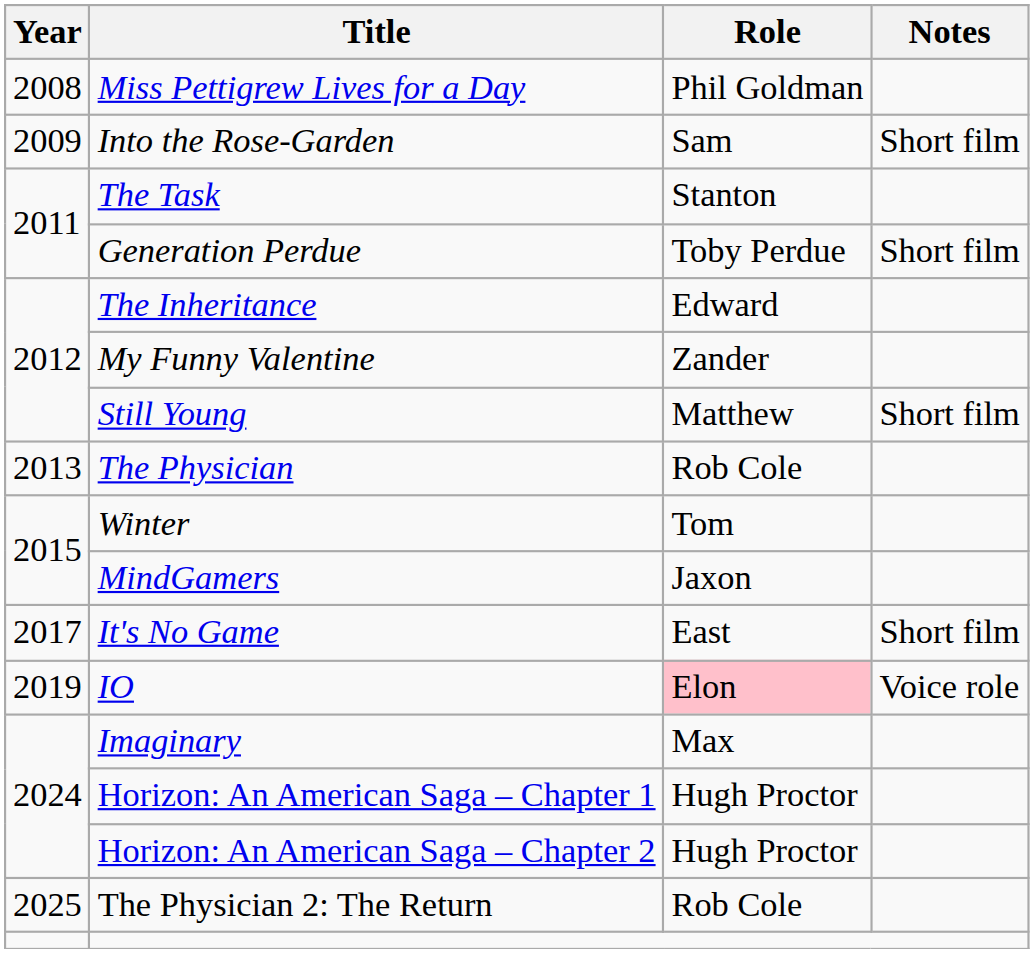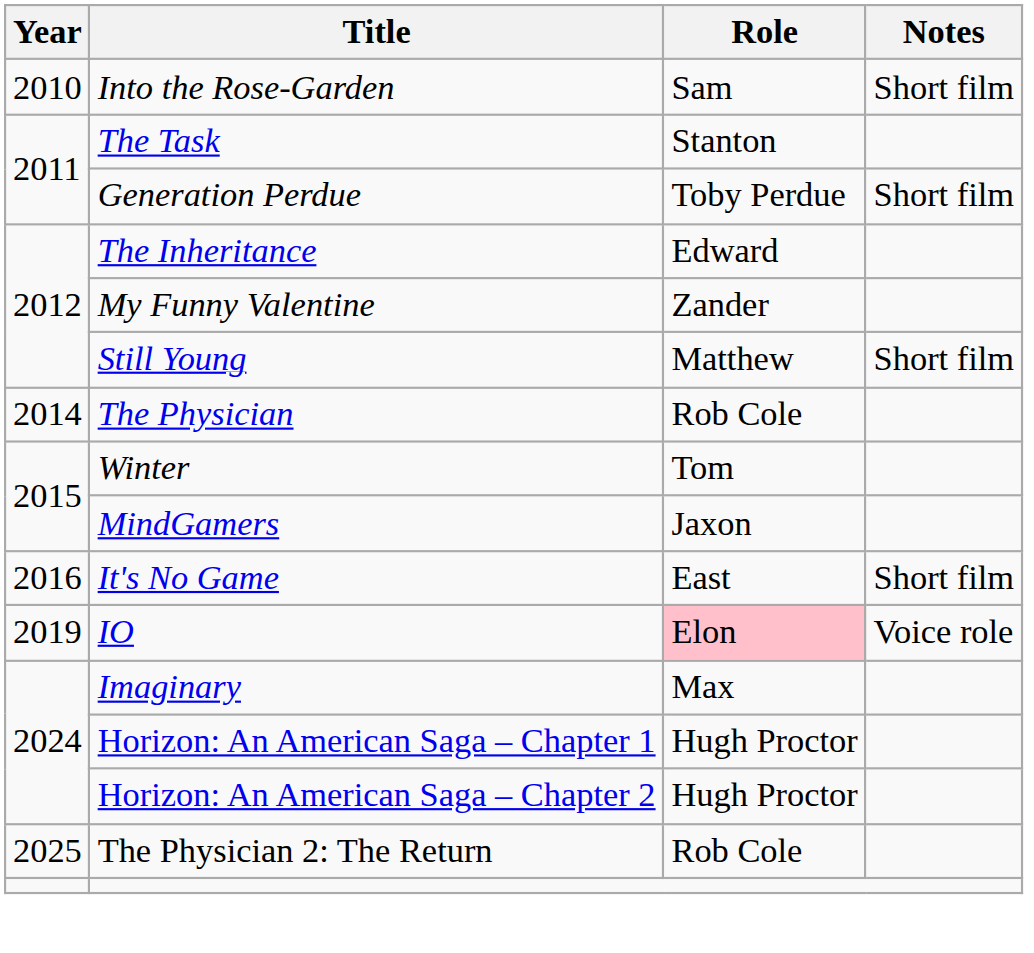- row: (312, 86)
(47, 140) 2009 -> (47, 86) 2010
(47, 468) 2013 -> (47, 413) 2014
(47, 631) 2017 -> (47, 577) 2016
